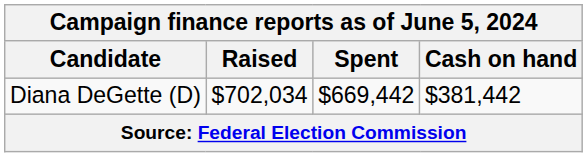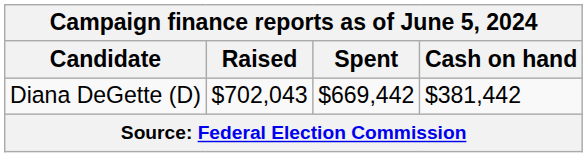(259, 95) $702,034 -> (259, 95) $702,043
